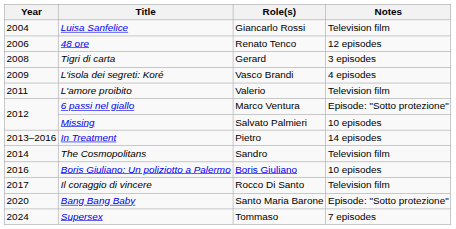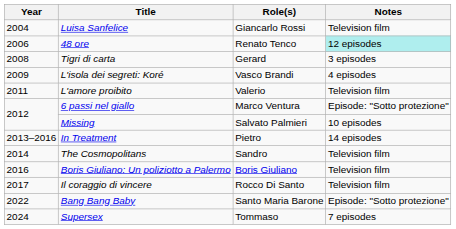(355, 43) no background -> (355, 43) paleturquoise background
(355, 169) 10 episodes -> (359, 169) Television film
(18, 201) 2020 -> (18, 201) 2022
